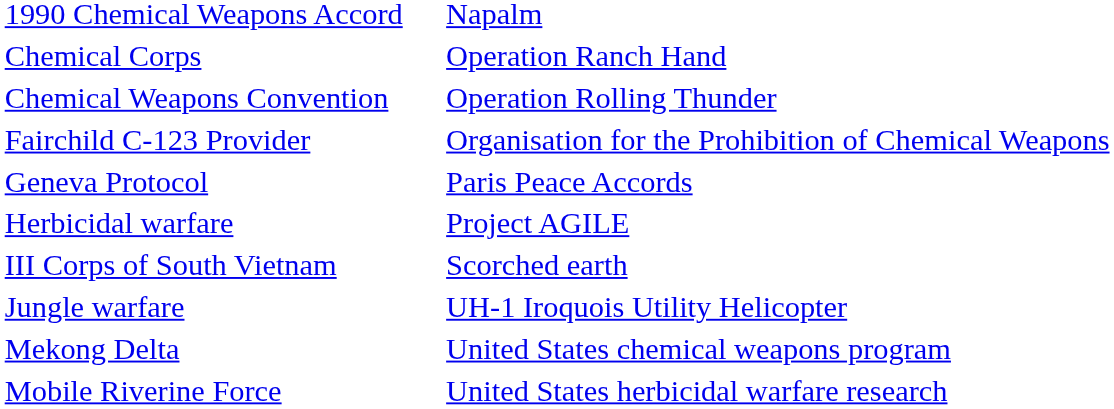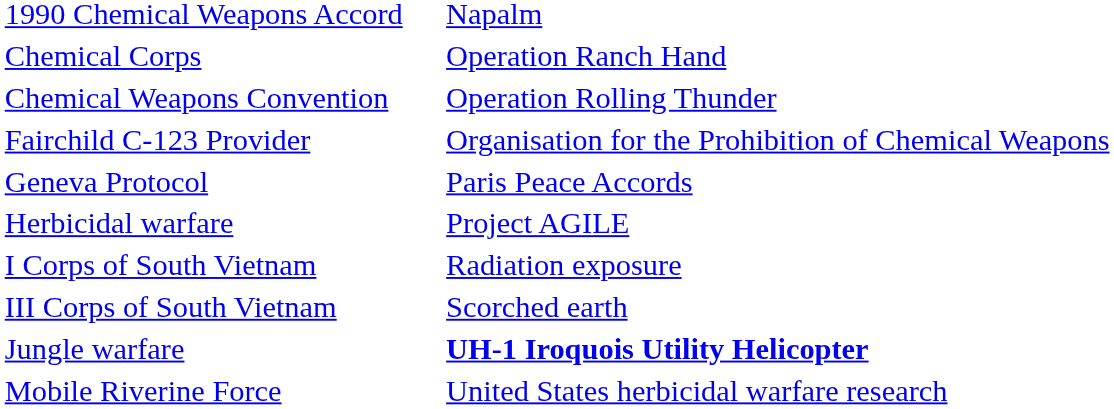+ row: (161, 265)
(647, 306) normal -> (657, 348) bold
- row: (92, 348)
